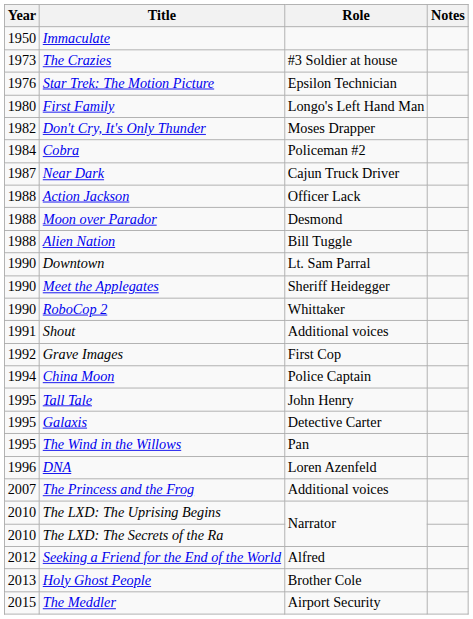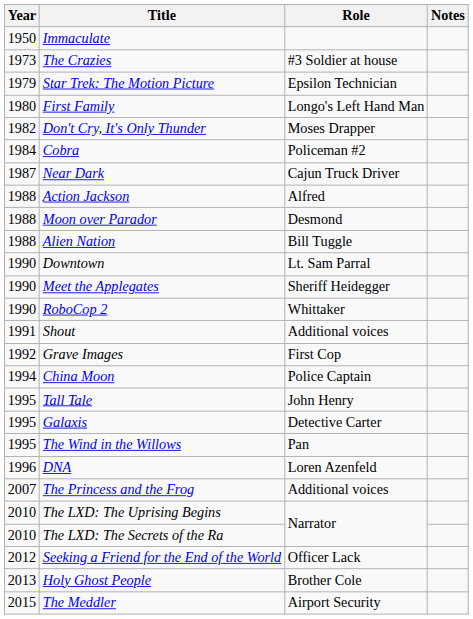(22, 83) 1976 -> (22, 83) 1979
(324, 196) Officer Lack -> (306, 196) Alfred
(306, 557) Alfred -> (324, 557) Officer Lack
